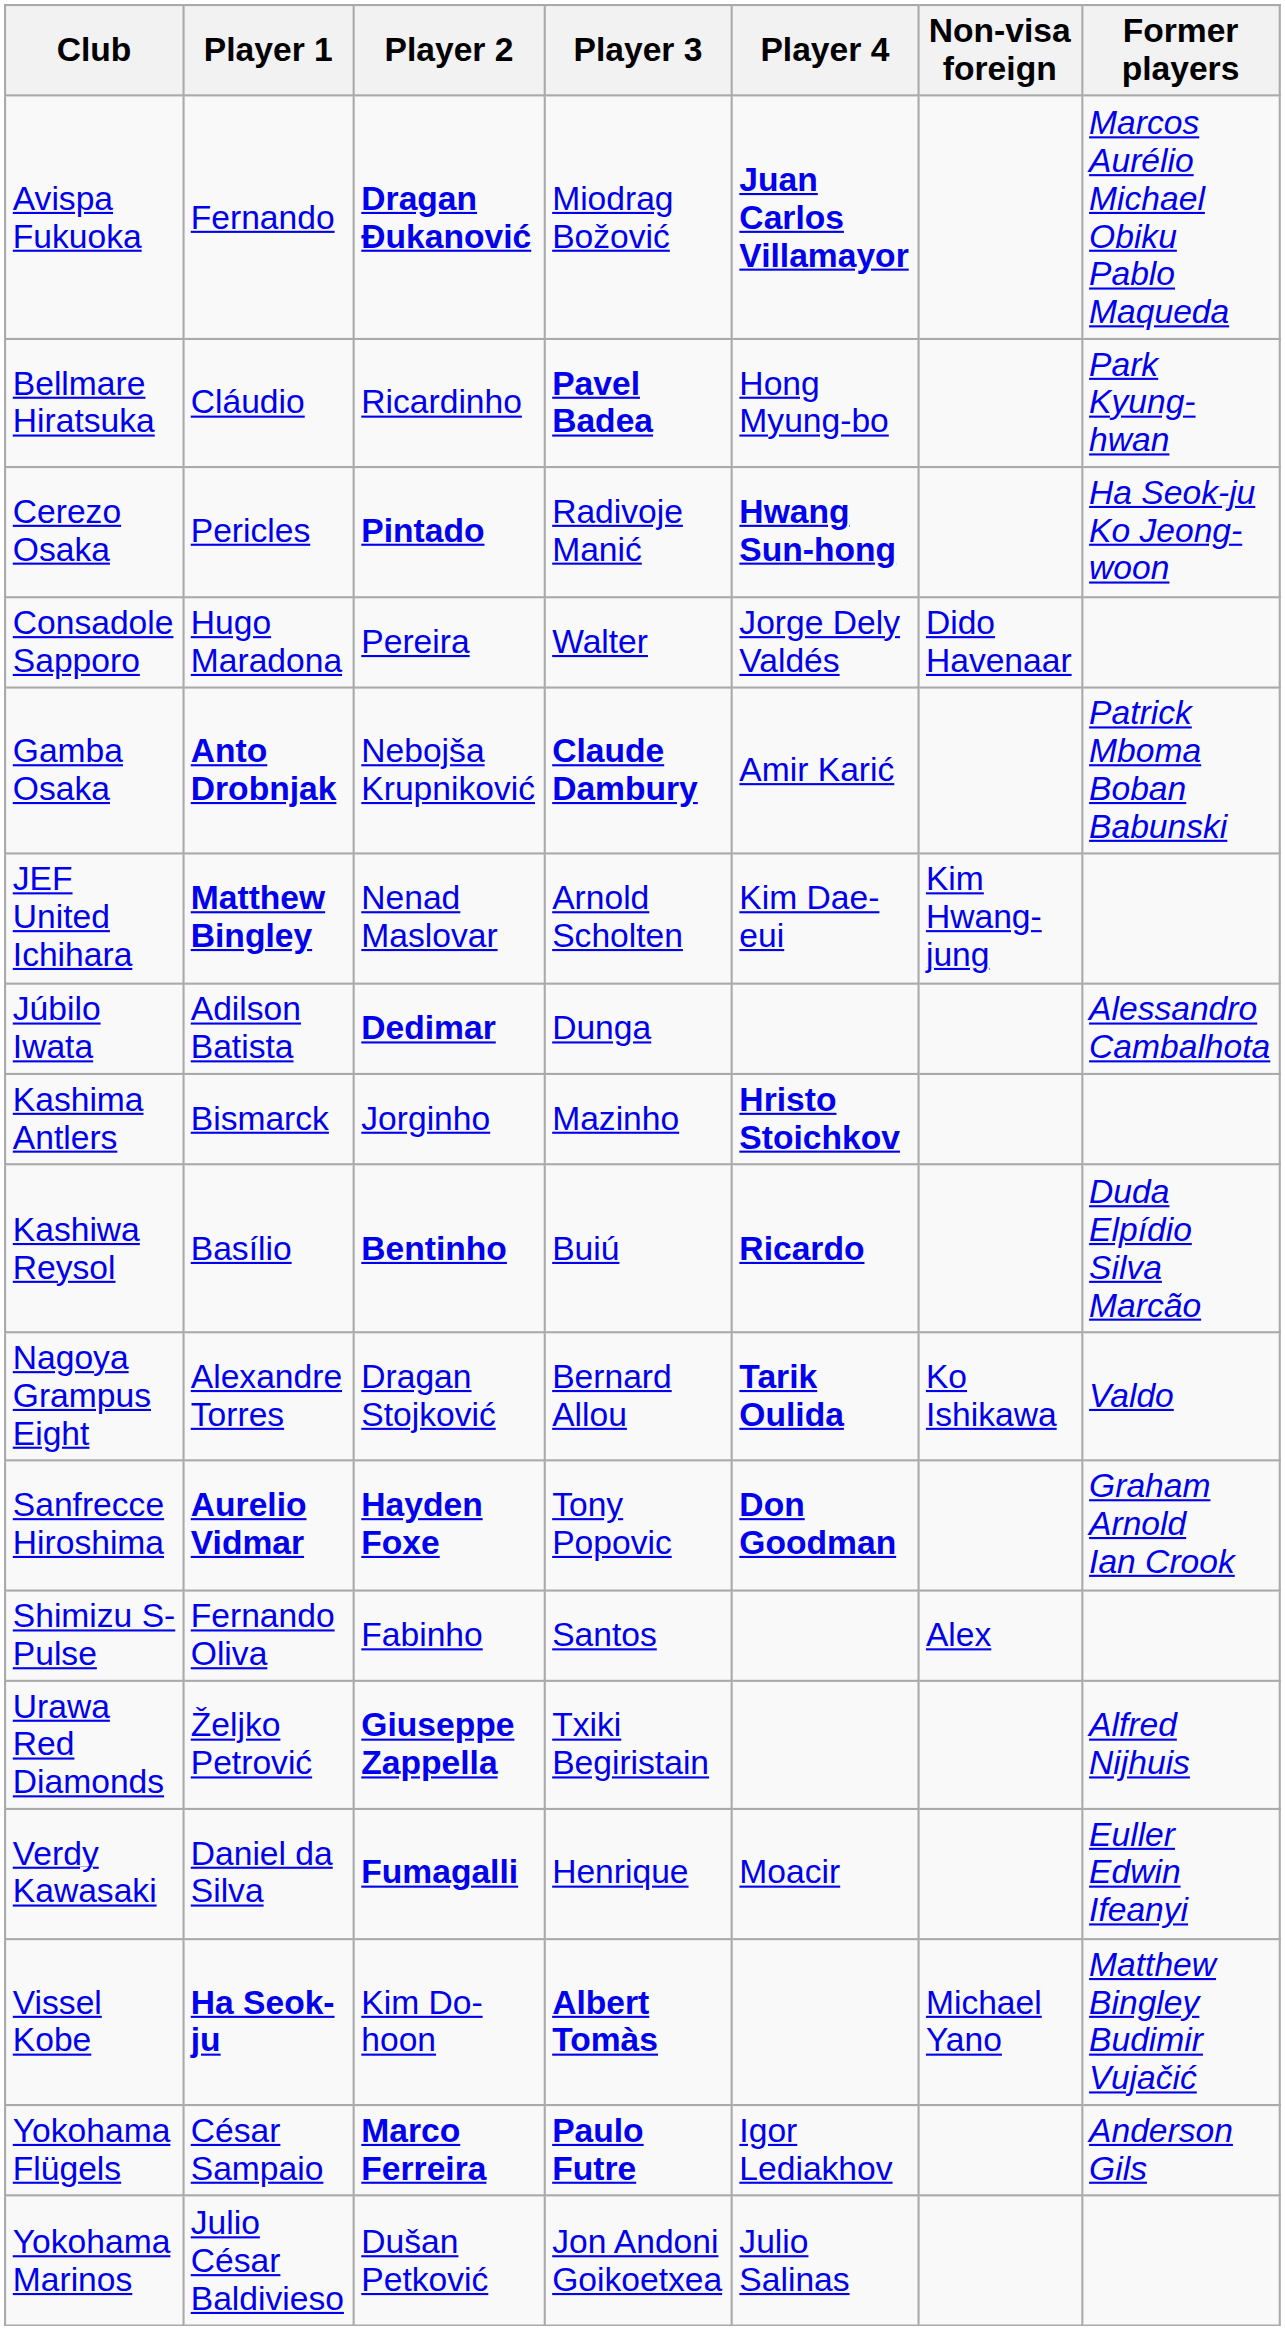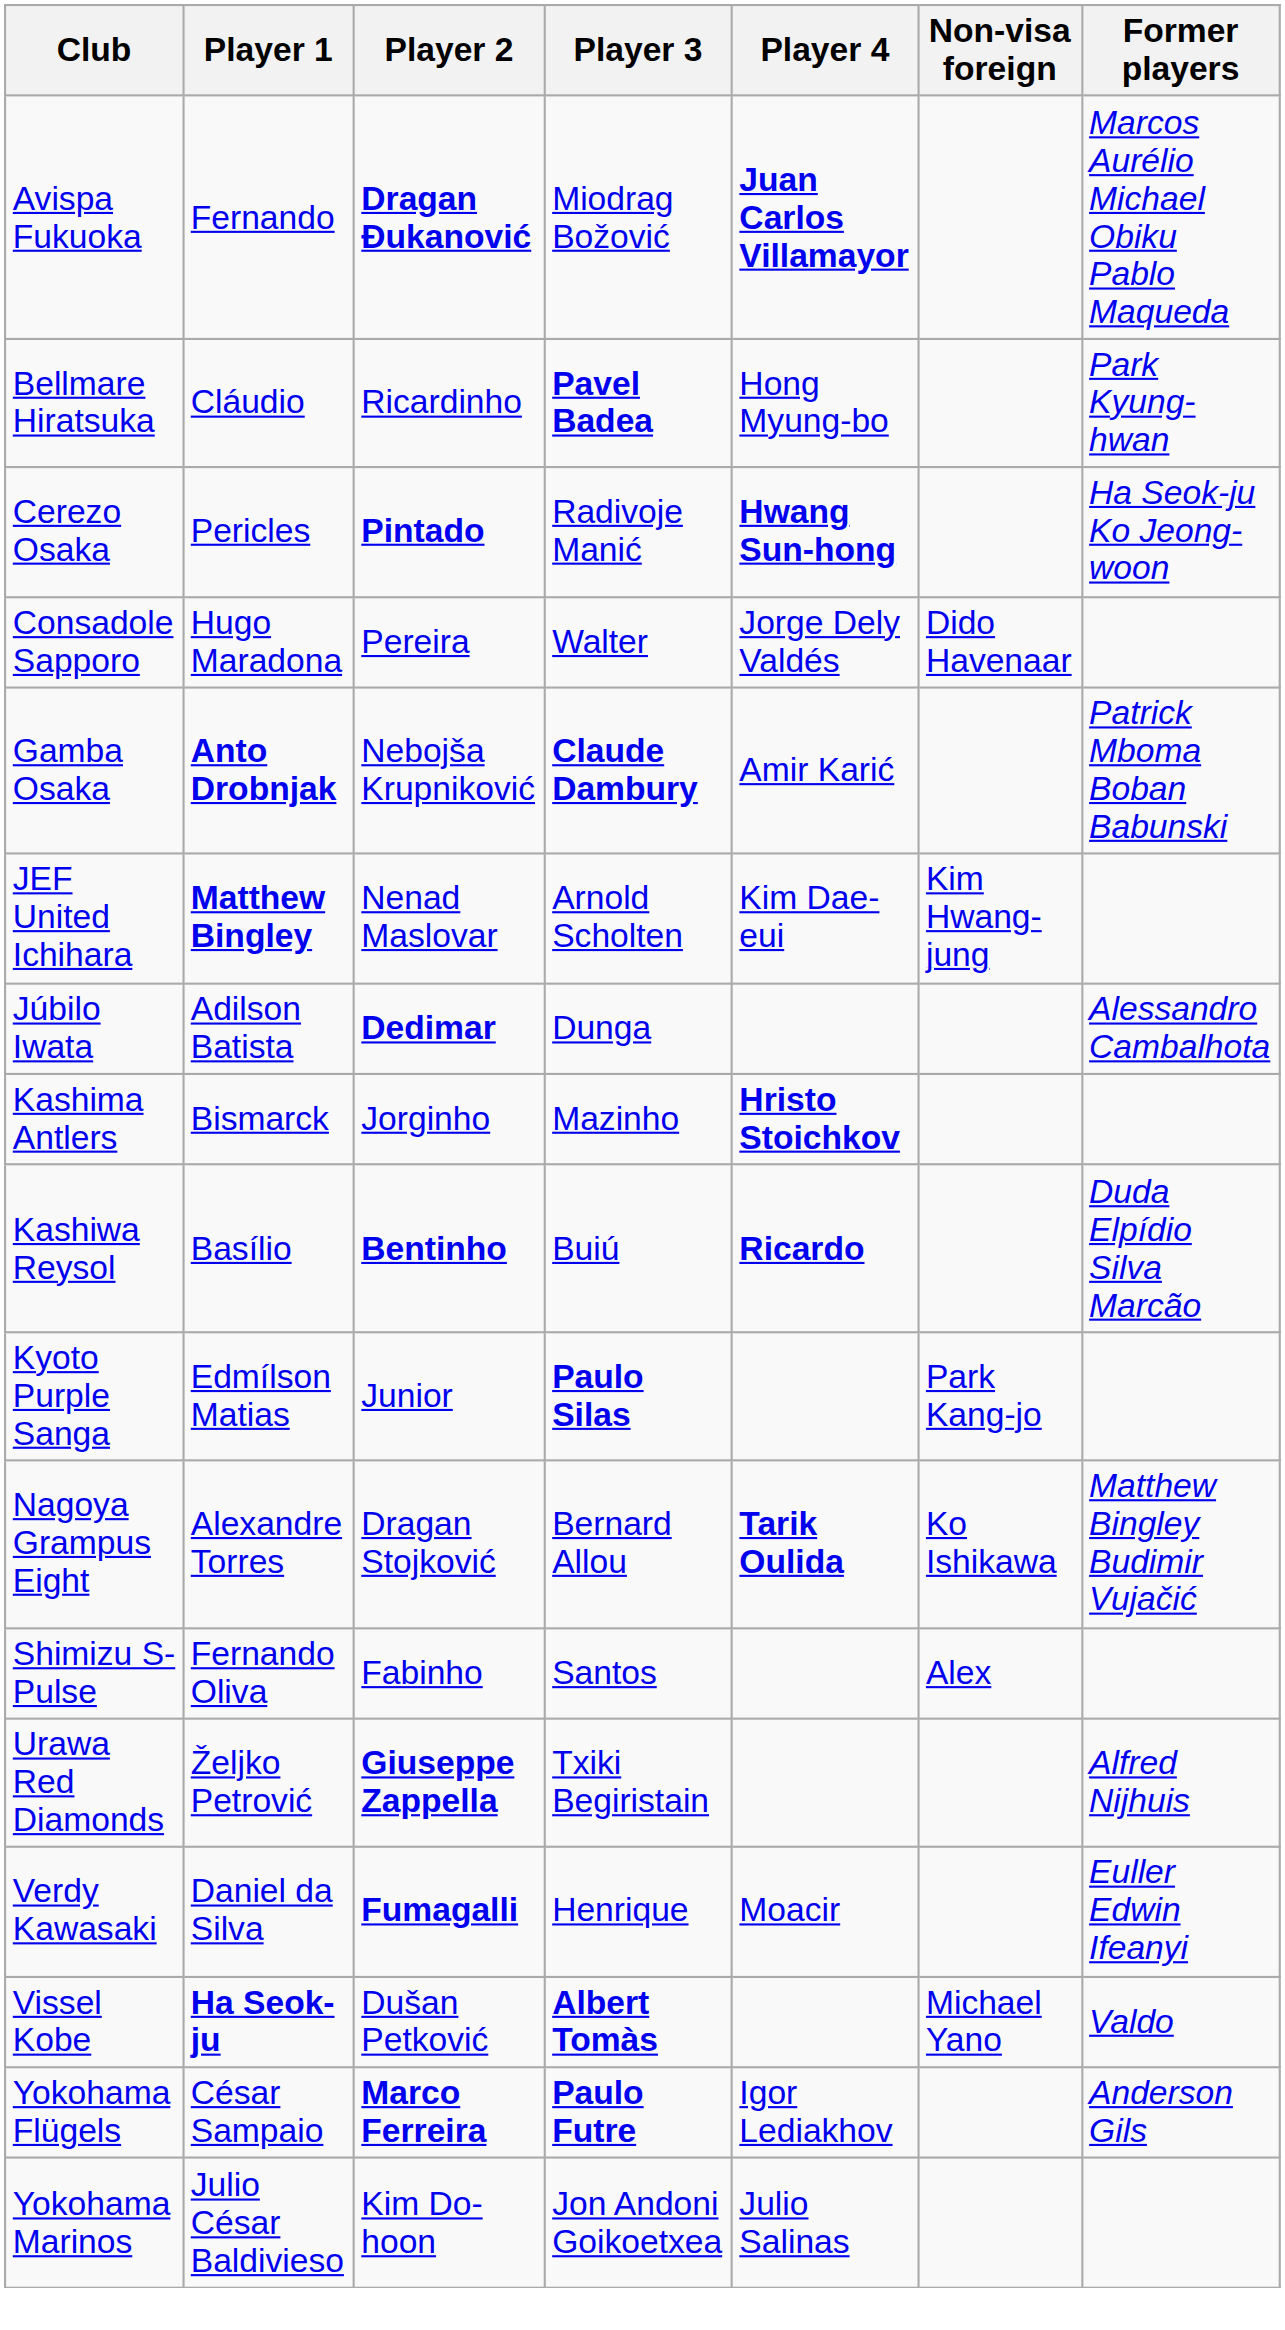+ row: (61, 1395)
(1131, 1395) Valdo -> (1153, 1543) Matthew Bingley Budimir Vujačić
- row: (88, 1524)
(422, 2021) Kim Do-hoon -> (425, 2021) Dušan Petković
(1153, 2021) Matthew Bingley Budimir Vujačić -> (1131, 2021) Valdo
(425, 2260) Dušan Petković -> (422, 2222) Kim Do-hoon
